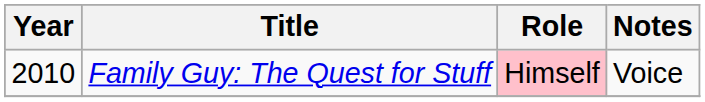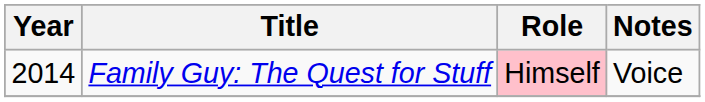(43, 72) 2010 -> (43, 72) 2014
